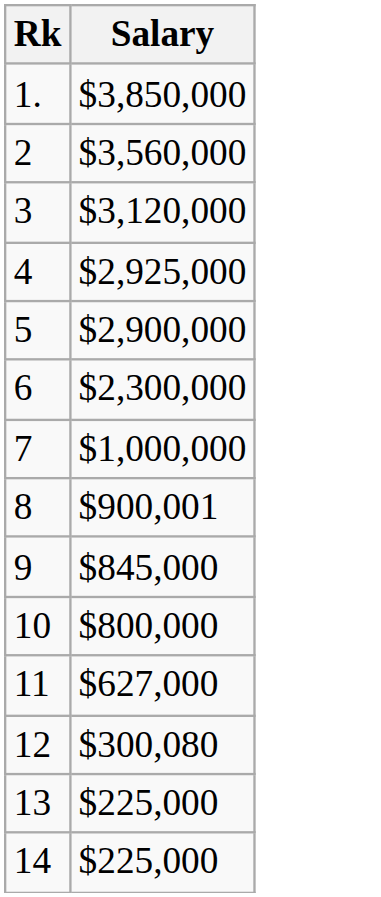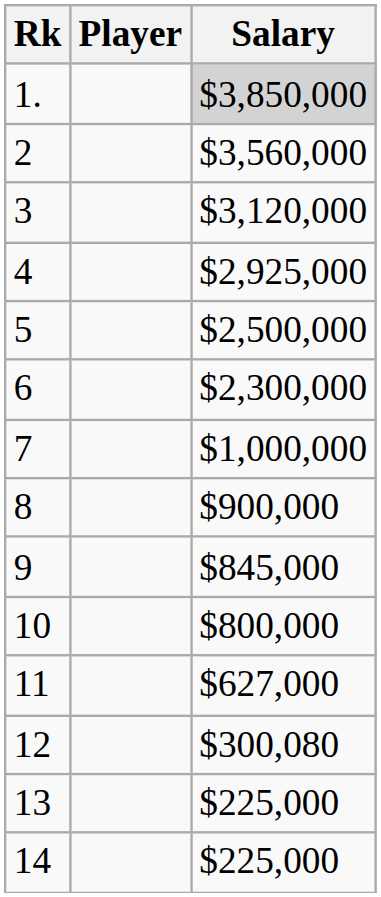+ column: (130, 34)
(162, 93) no background -> (283, 93) lightgrey background
(162, 329) $2,900,000 -> (283, 329) $2,500,000
(148, 507) $900,001 -> (269, 507) $900,000
